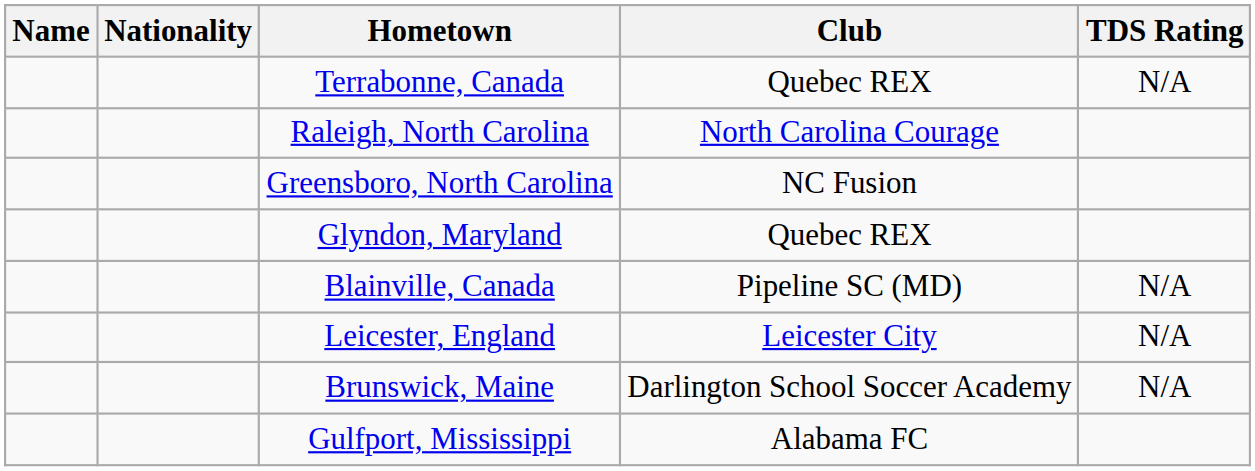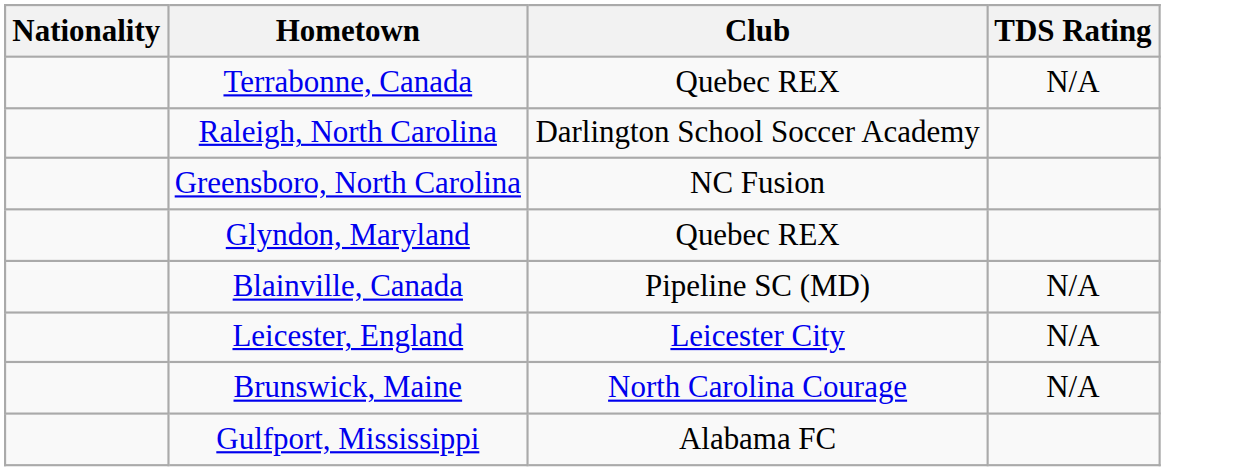- column: (51, 30)
(849, 132) North Carolina Courage -> (758, 132) Darlington School Soccer Academy
(849, 387) Darlington School Soccer Academy -> (758, 387) North Carolina Courage
